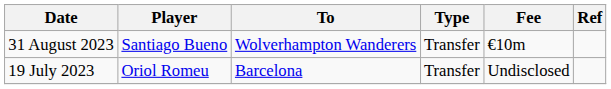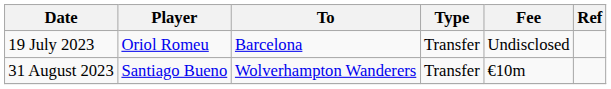rows swapped: (51, 70) <-> (61, 44)
